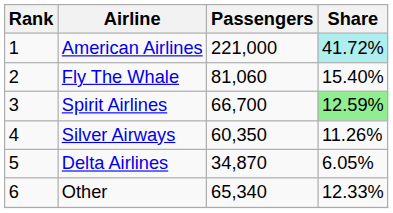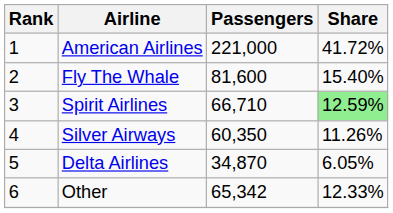(353, 47) paleturquoise background -> (353, 47) no background
(239, 76) 81,060 -> (239, 76) 81,600
(239, 105) 66,700 -> (239, 105) 66,710
(239, 192) 65,340 -> (239, 192) 65,342
